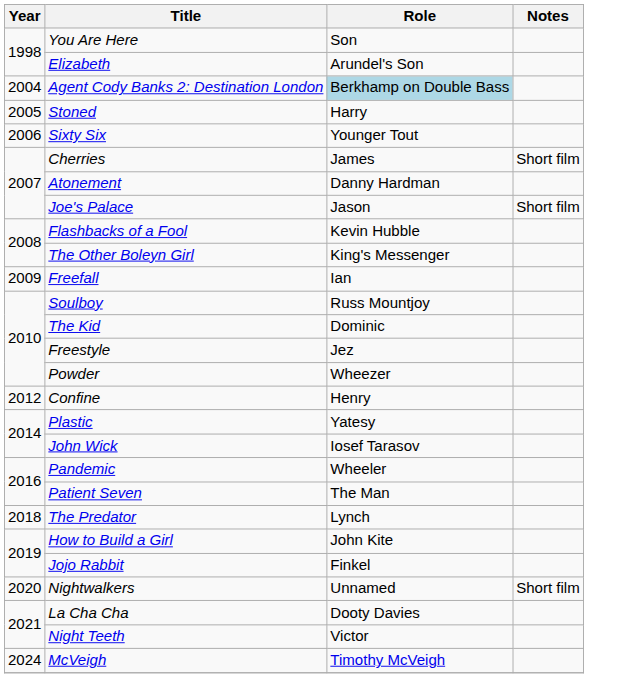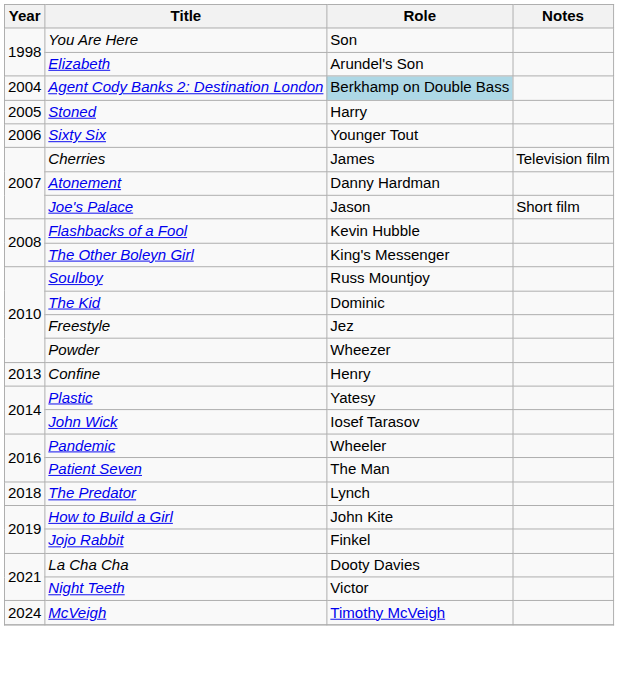(548, 159) Short film -> (563, 159) Television film
- row: (73, 278)
(25, 398) 2012 -> (25, 374) 2013
- row: (91, 588)
